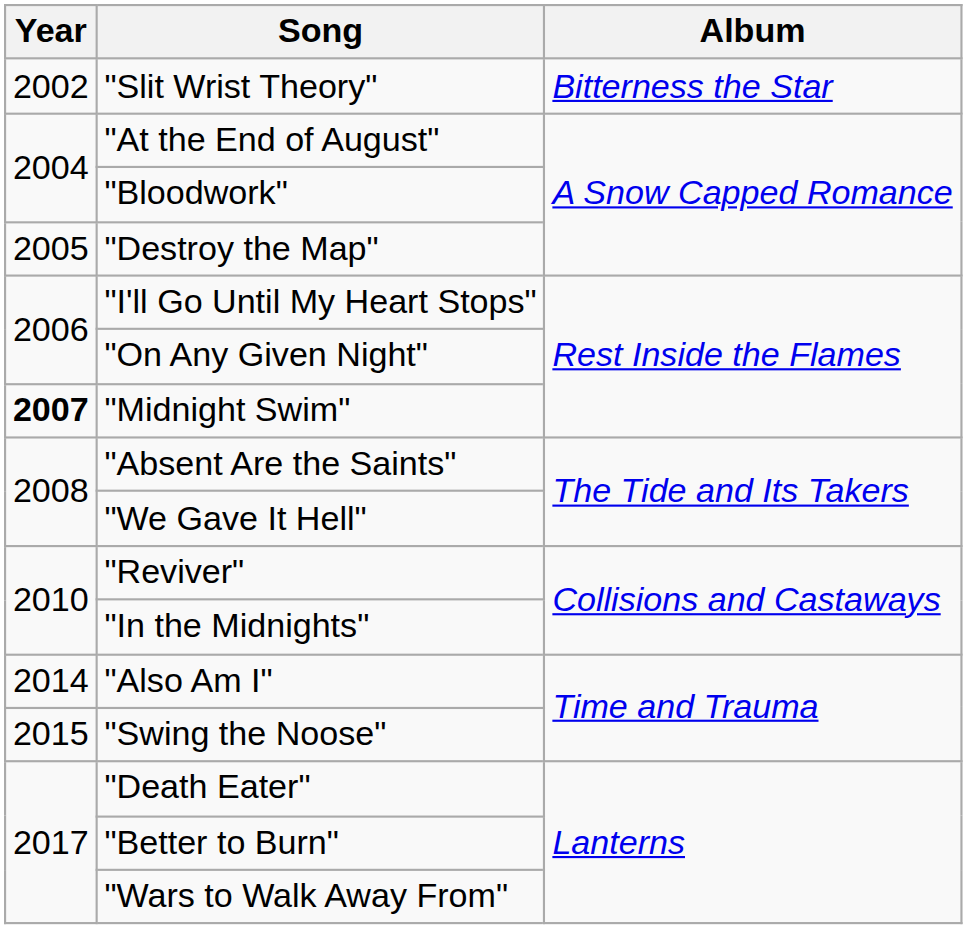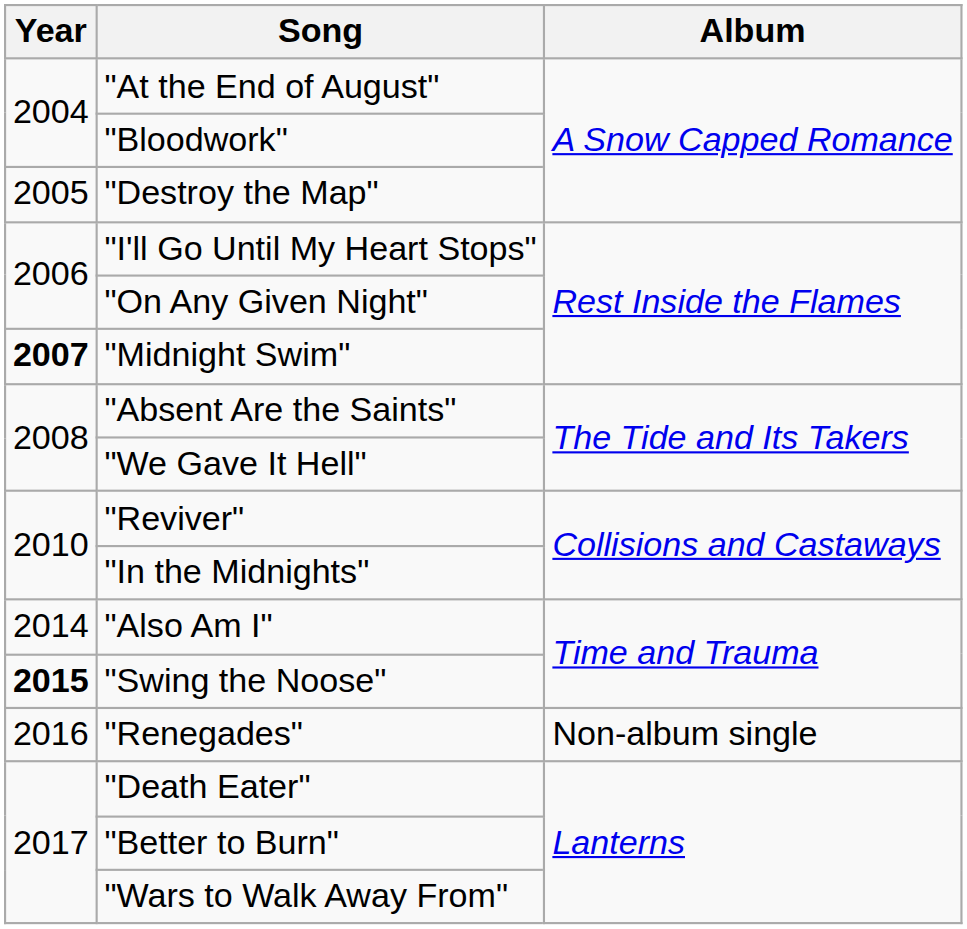- row: (241, 85)
(51, 734) normal -> (51, 680) bold
+ row: (204, 734)
